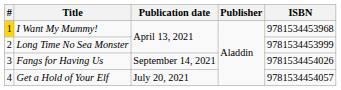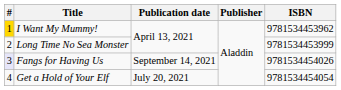(300, 28) 9781534453968 -> (300, 28) 9781534453962
(9, 61) no background -> (9, 61) lavender background
(300, 77) 9781534454057 -> (300, 77) 9781534454054
